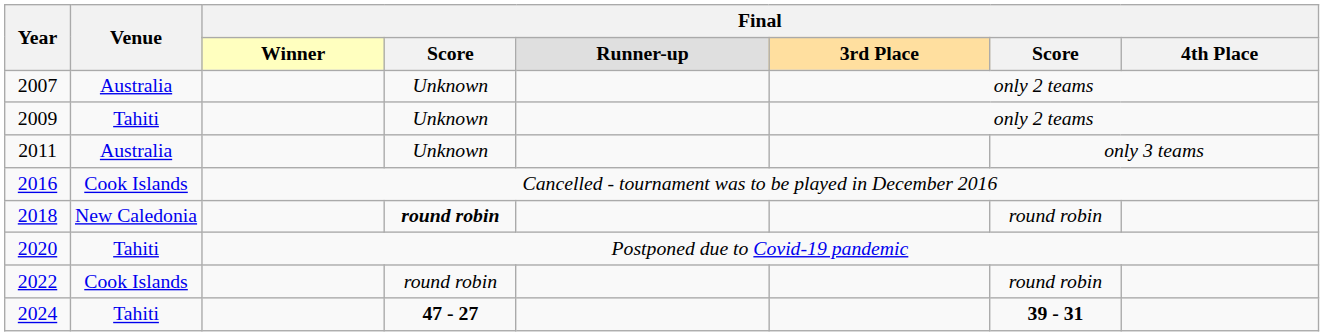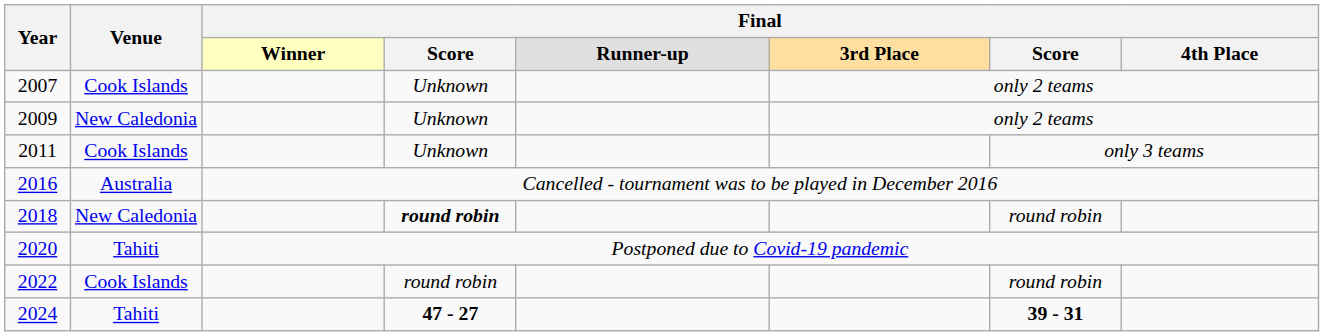(136, 86) Australia -> (136, 86) Cook Islands
(136, 118) Tahiti -> (136, 118) New Caledonia
(136, 151) Australia -> (136, 151) Cook Islands
(136, 183) Cook Islands -> (136, 183) Australia
